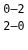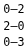+ row: (14, 42)
